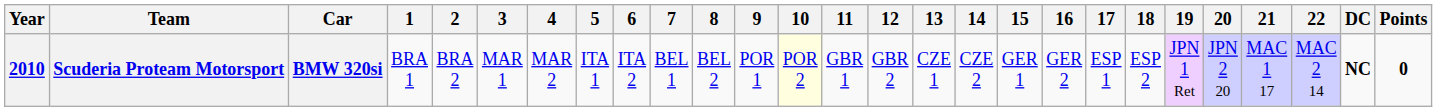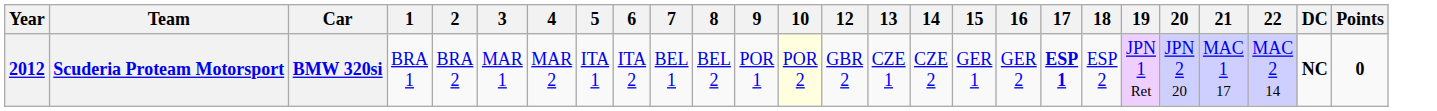- column: (845, 18)
(27, 69) 2010 -> (27, 69) 2012
(1106, 69) normal -> (1062, 69) bold
